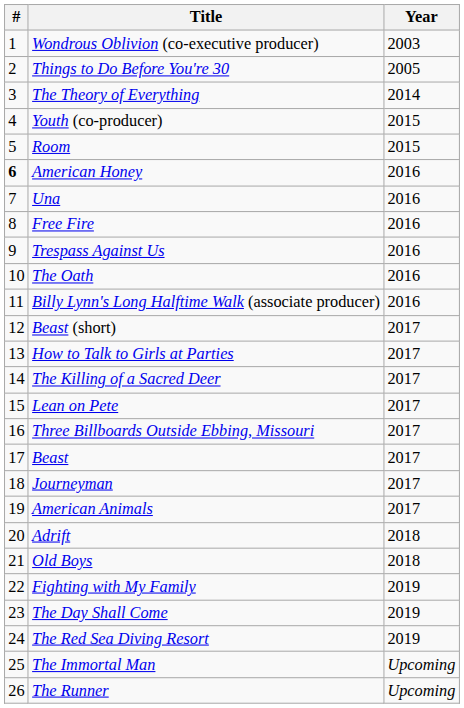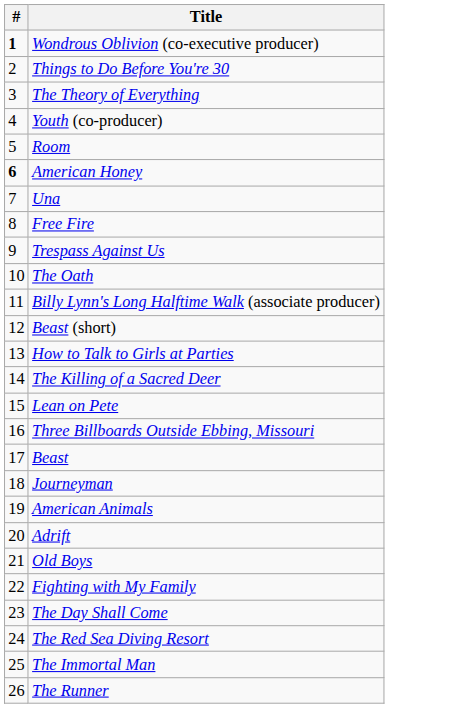- column: (421, 17)
(12, 43) normal -> (12, 43) bold
